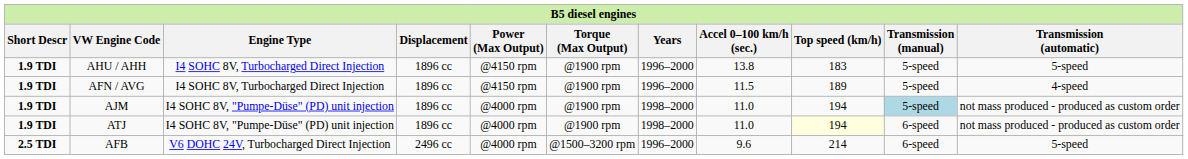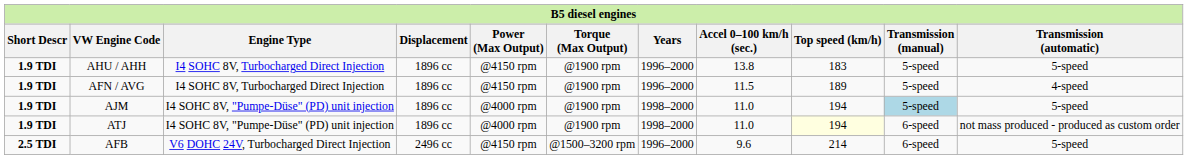(1070, 106) not mass produced - produced as custom order -> (1070, 106) 5-speed
(508, 145) @4000 rpm -> (508, 145) @4150 rpm
